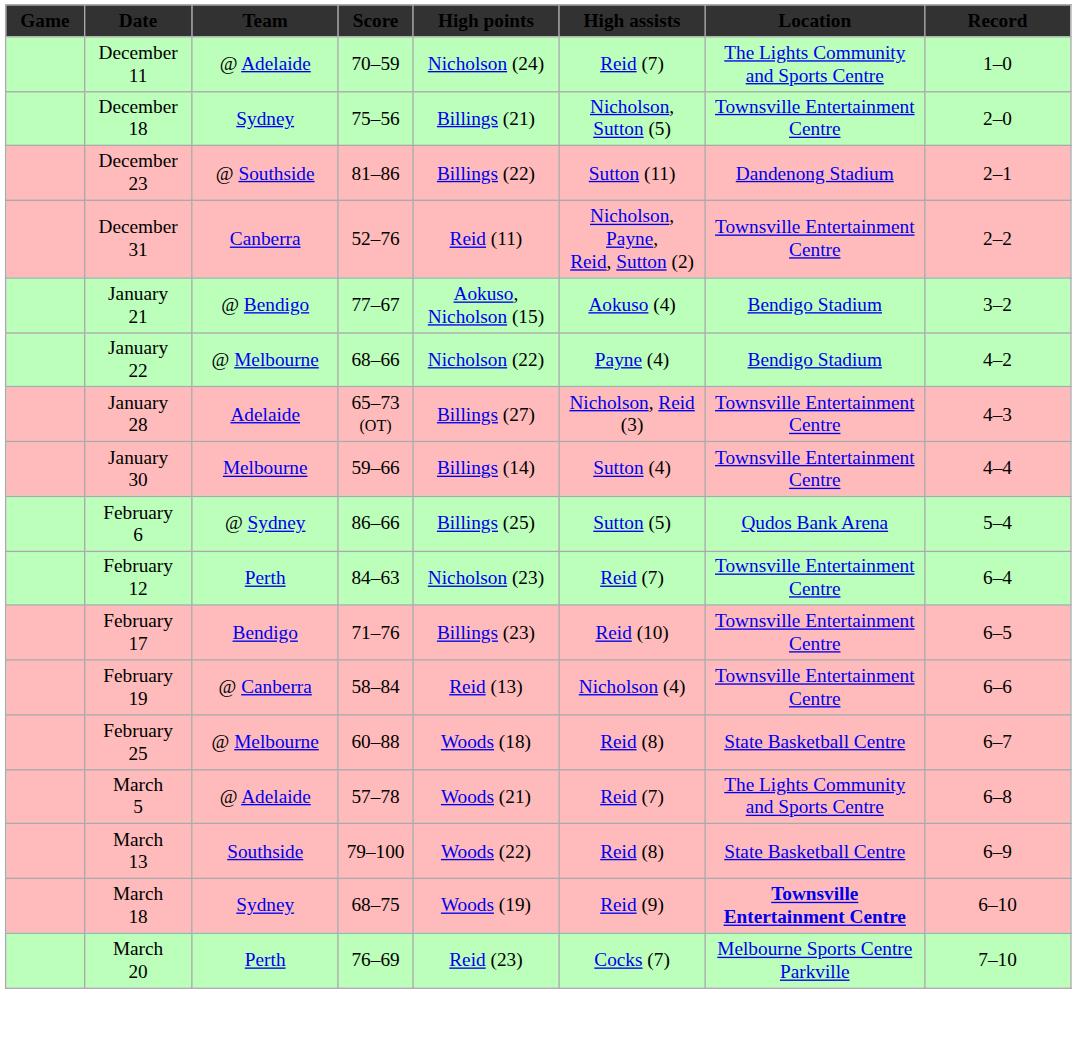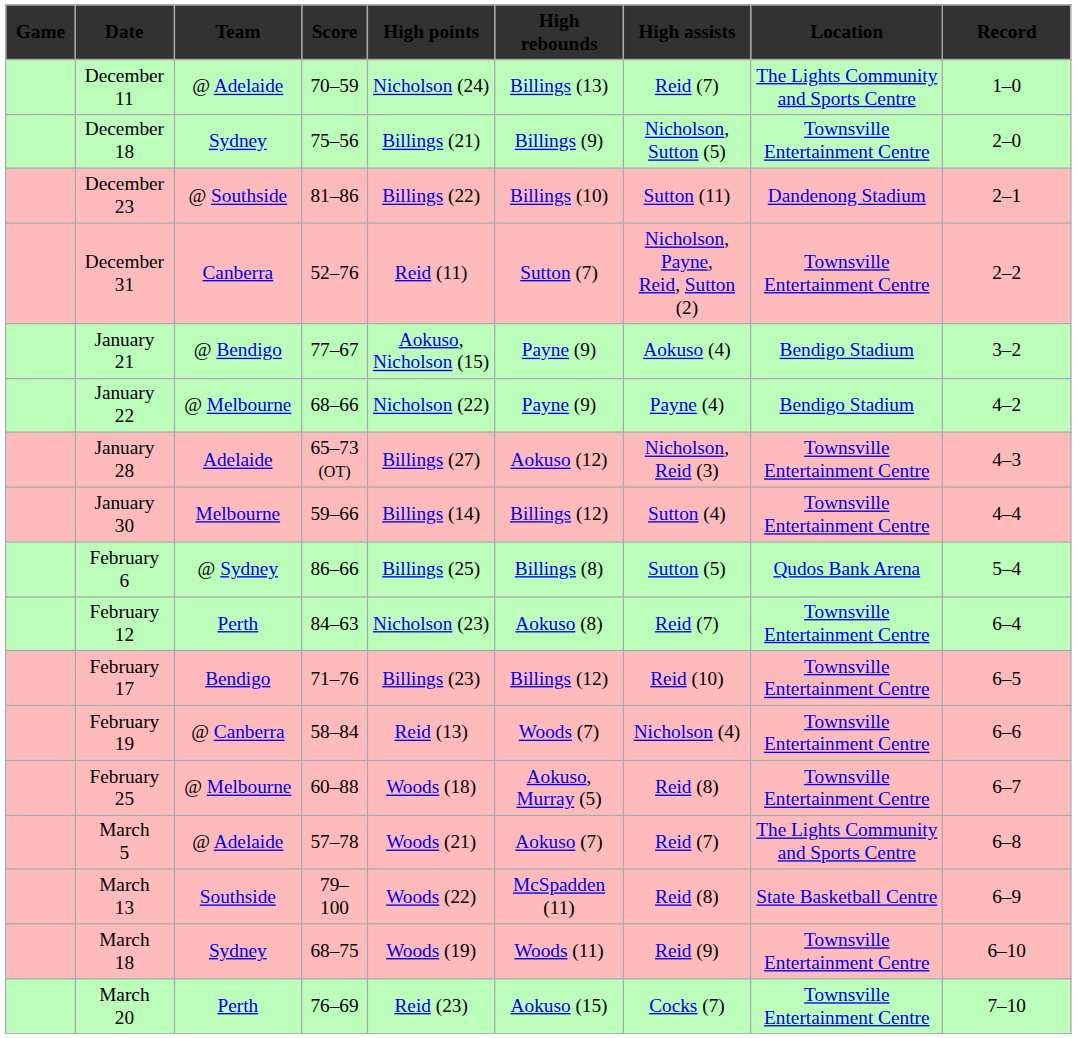+ column: (559, 32)
(815, 742) State Basketball Centre -> (847, 787) Townsville Entertainment Centre
(815, 905) bold -> (847, 951) normal
(815, 960) Melbourne Sports Centre Parkville -> (847, 1006) Townsville Entertainment Centre
